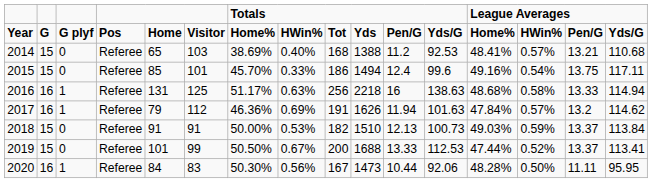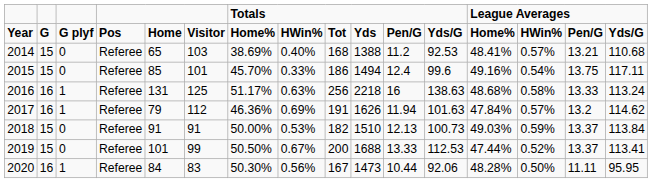(627, 91) 114.94 -> (627, 91) 113.24
